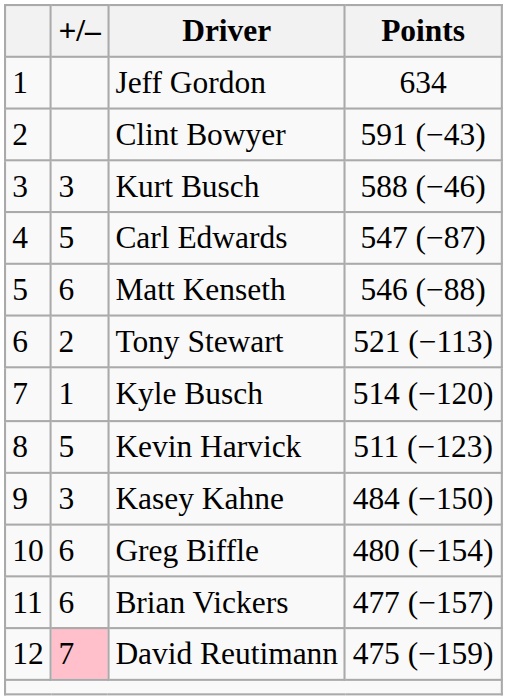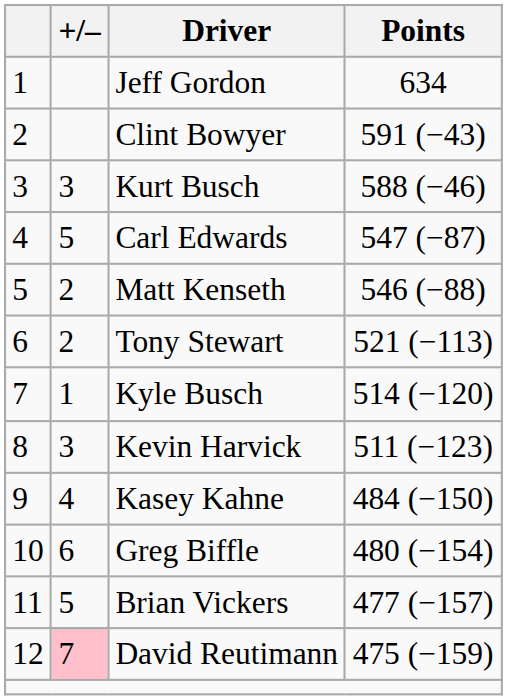(66, 290) 6 -> (66, 290) 2
(66, 445) 5 -> (66, 445) 3
(66, 497) 3 -> (66, 497) 4
(66, 601) 6 -> (66, 601) 5
